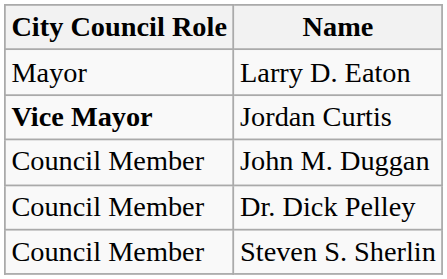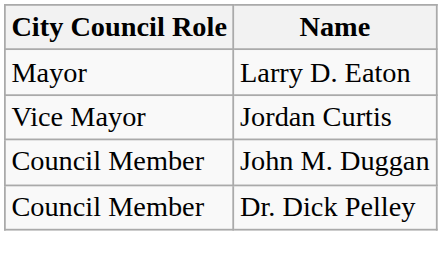(82, 116) bold -> (79, 116) normal
- row: (338, 251)
